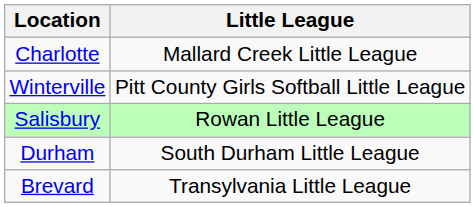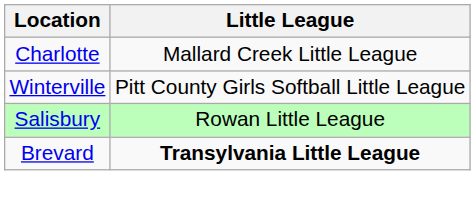- row: (57, 152)
(290, 185) normal -> (290, 152) bold
